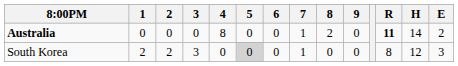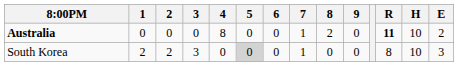(416, 33) 14 -> (416, 33) 10
(416, 52) 12 -> (416, 52) 10
